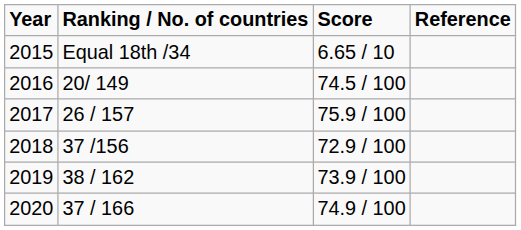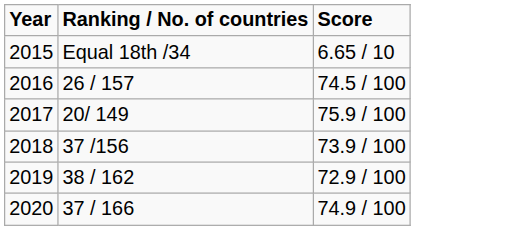- column: (463, 20)
(96, 83) 20/ 149 -> (98, 83) 26 / 157
(98, 114) 26 / 157 -> (96, 114) 20/ 149
(362, 146) 72.9 / 100 -> (362, 146) 73.9 / 100
(362, 177) 73.9 / 100 -> (362, 177) 72.9 / 100
